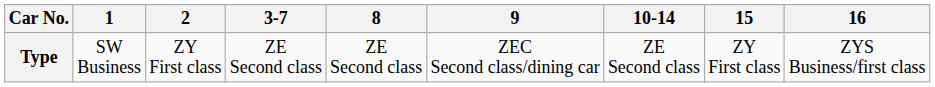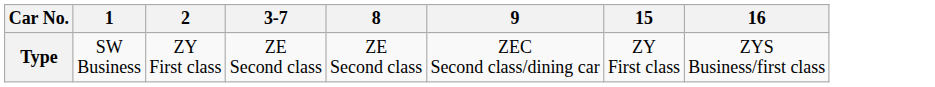- column: (654, 18)
